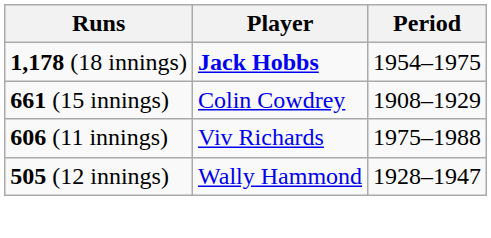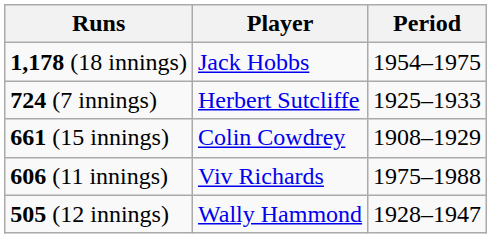(258, 61) bold -> (254, 61) normal
+ row: (84, 99)
